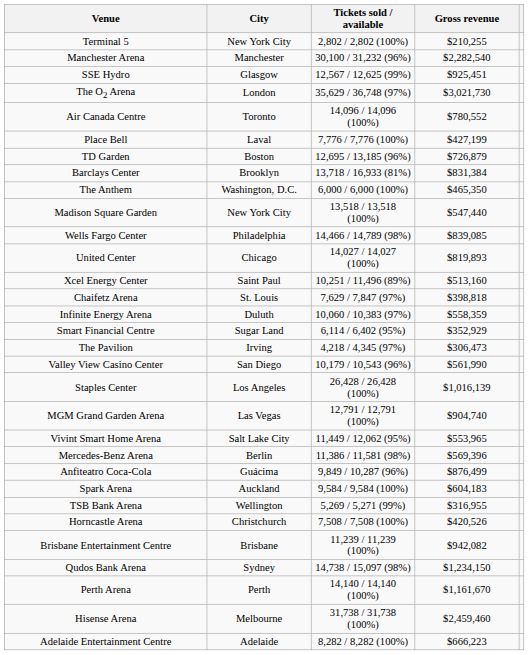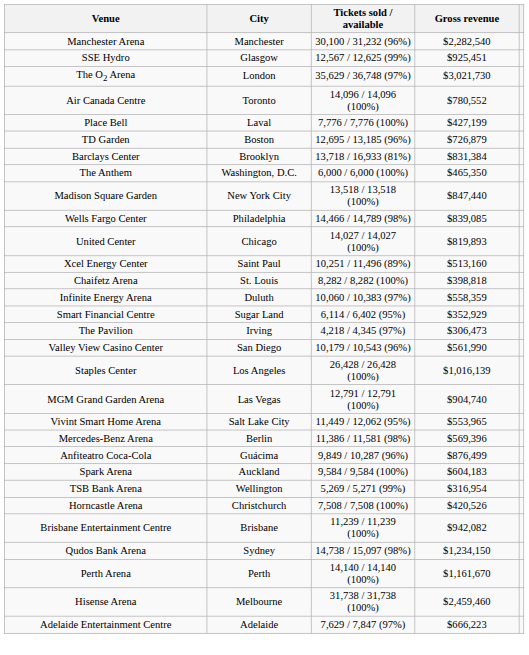- row: (106, 41)
(467, 212) $547,440 -> (467, 196) $847,440
(363, 297) 7,629 / 7,847 (97%) -> (363, 280) 8,282 / 8,282 (100%)
(467, 505) $316,955 -> (467, 488) $316,954
(363, 641) 8,282 / 8,282 (100%) -> (363, 624) 7,629 / 7,847 (97%)
